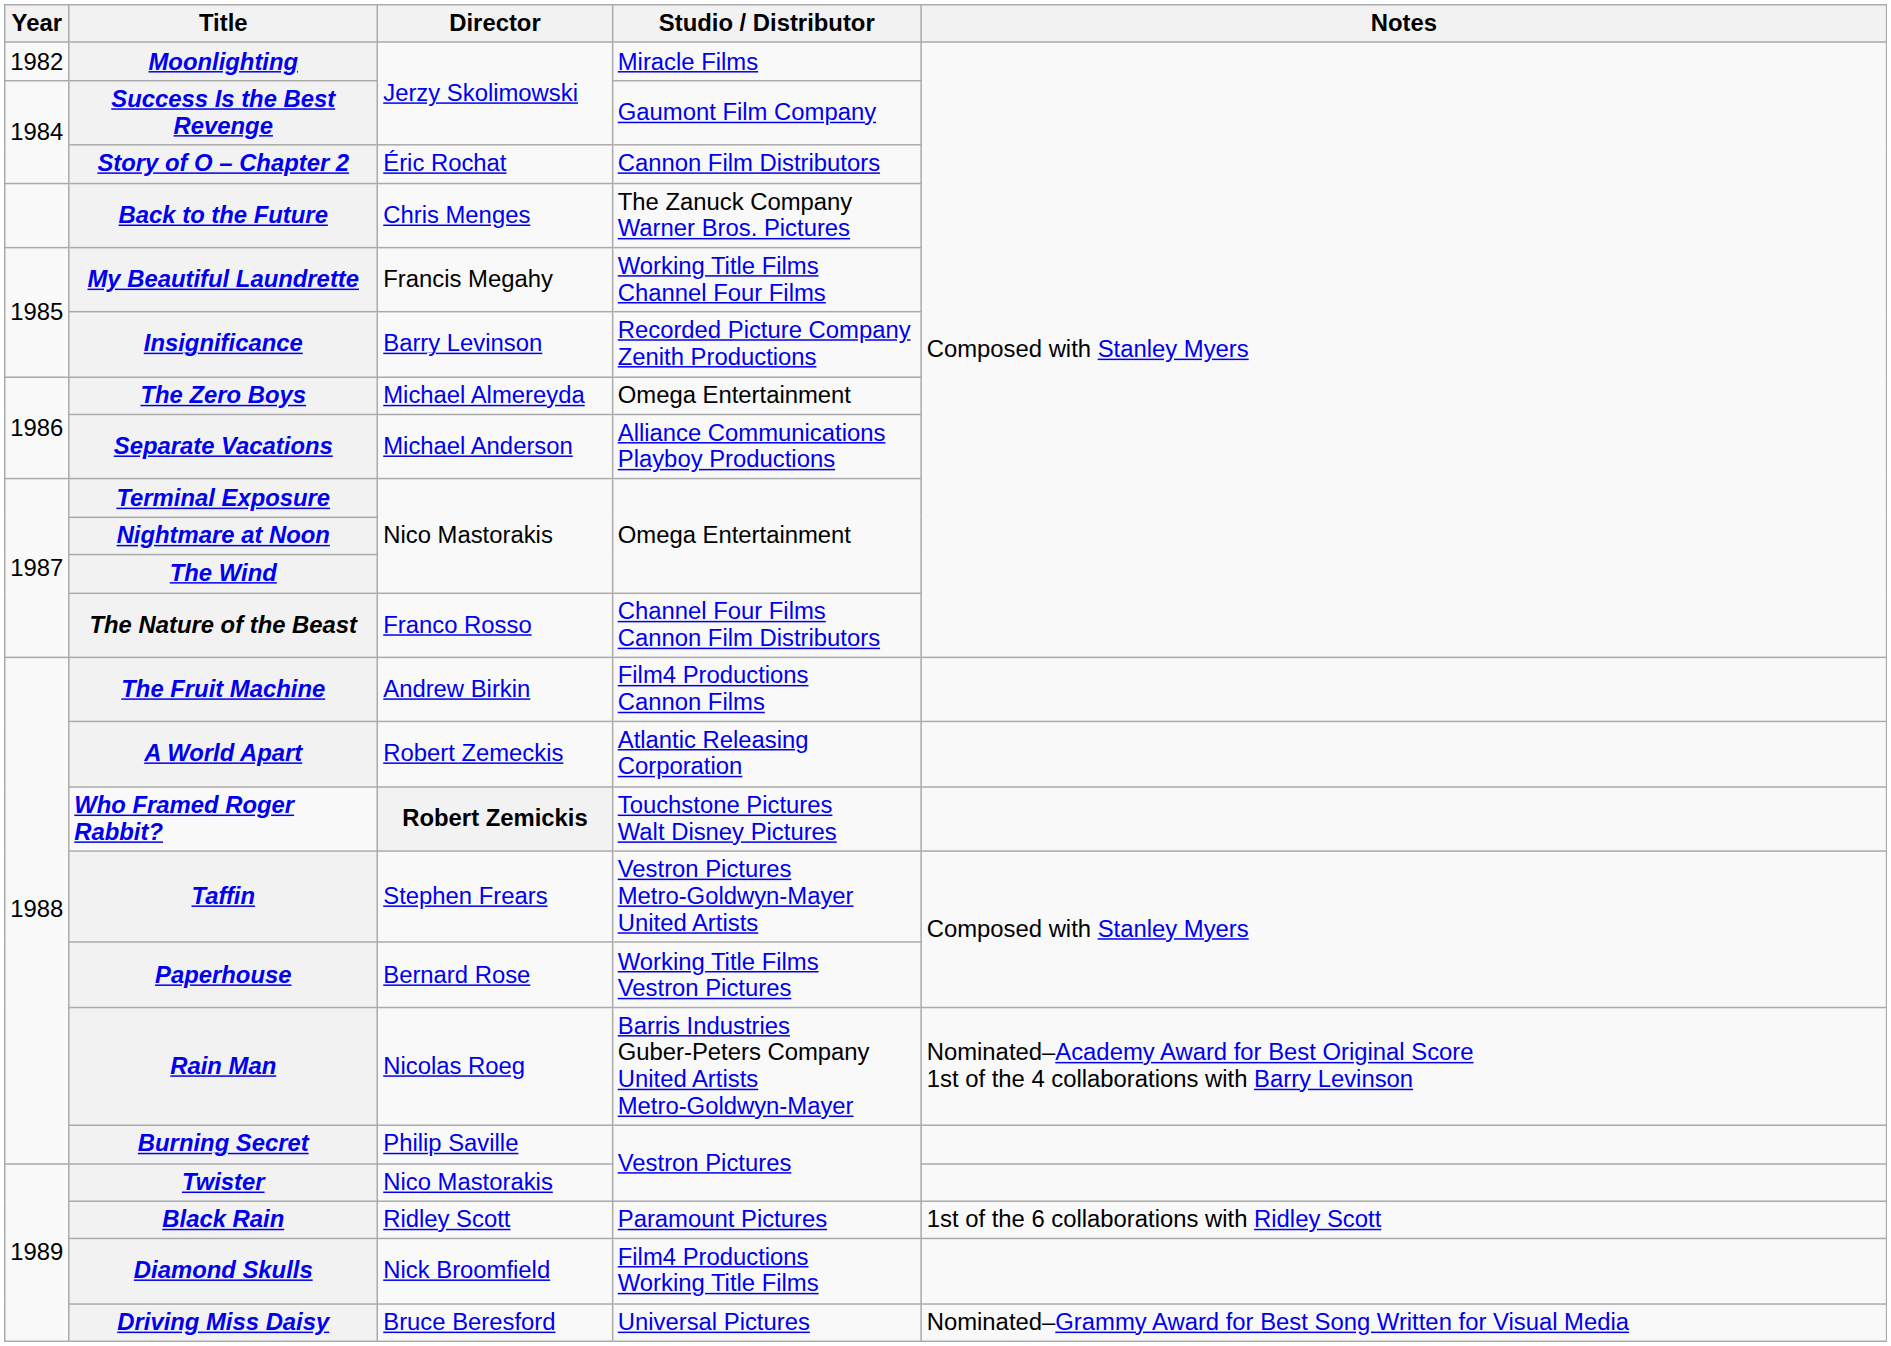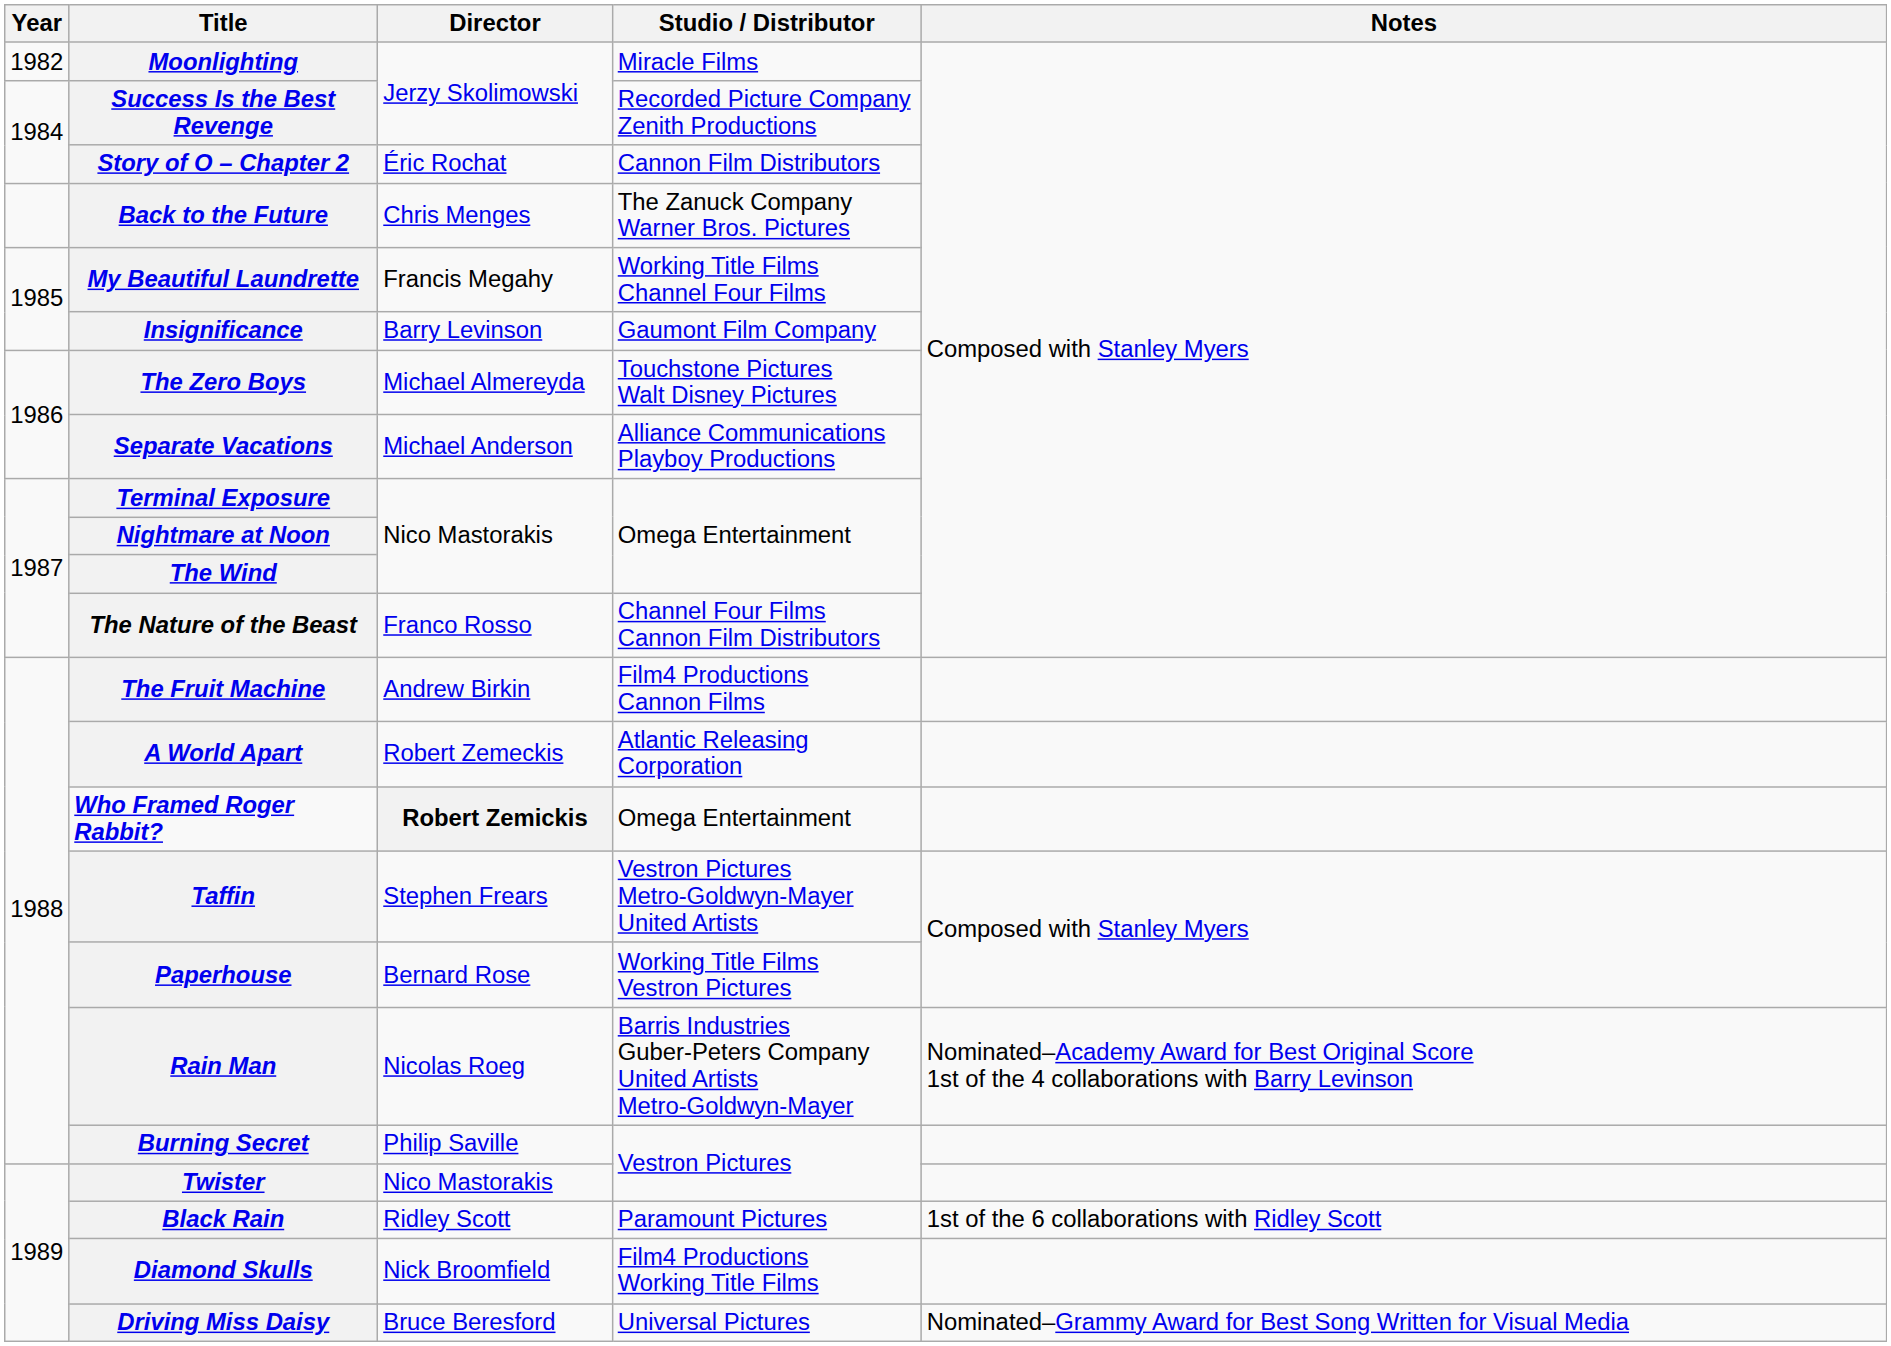(747, 112) Gaumont Film Company -> (764, 112) Recorded Picture Company Zenith Productions
(764, 344) Recorded Picture Company Zenith Productions -> (747, 330) Gaumont Film Company
(734, 395) Omega Entertainment -> (727, 381) Touchstone Pictures Walt Disney Pictures
(727, 818) Touchstone Pictures Walt Disney Pictures -> (734, 818) Omega Entertainment
